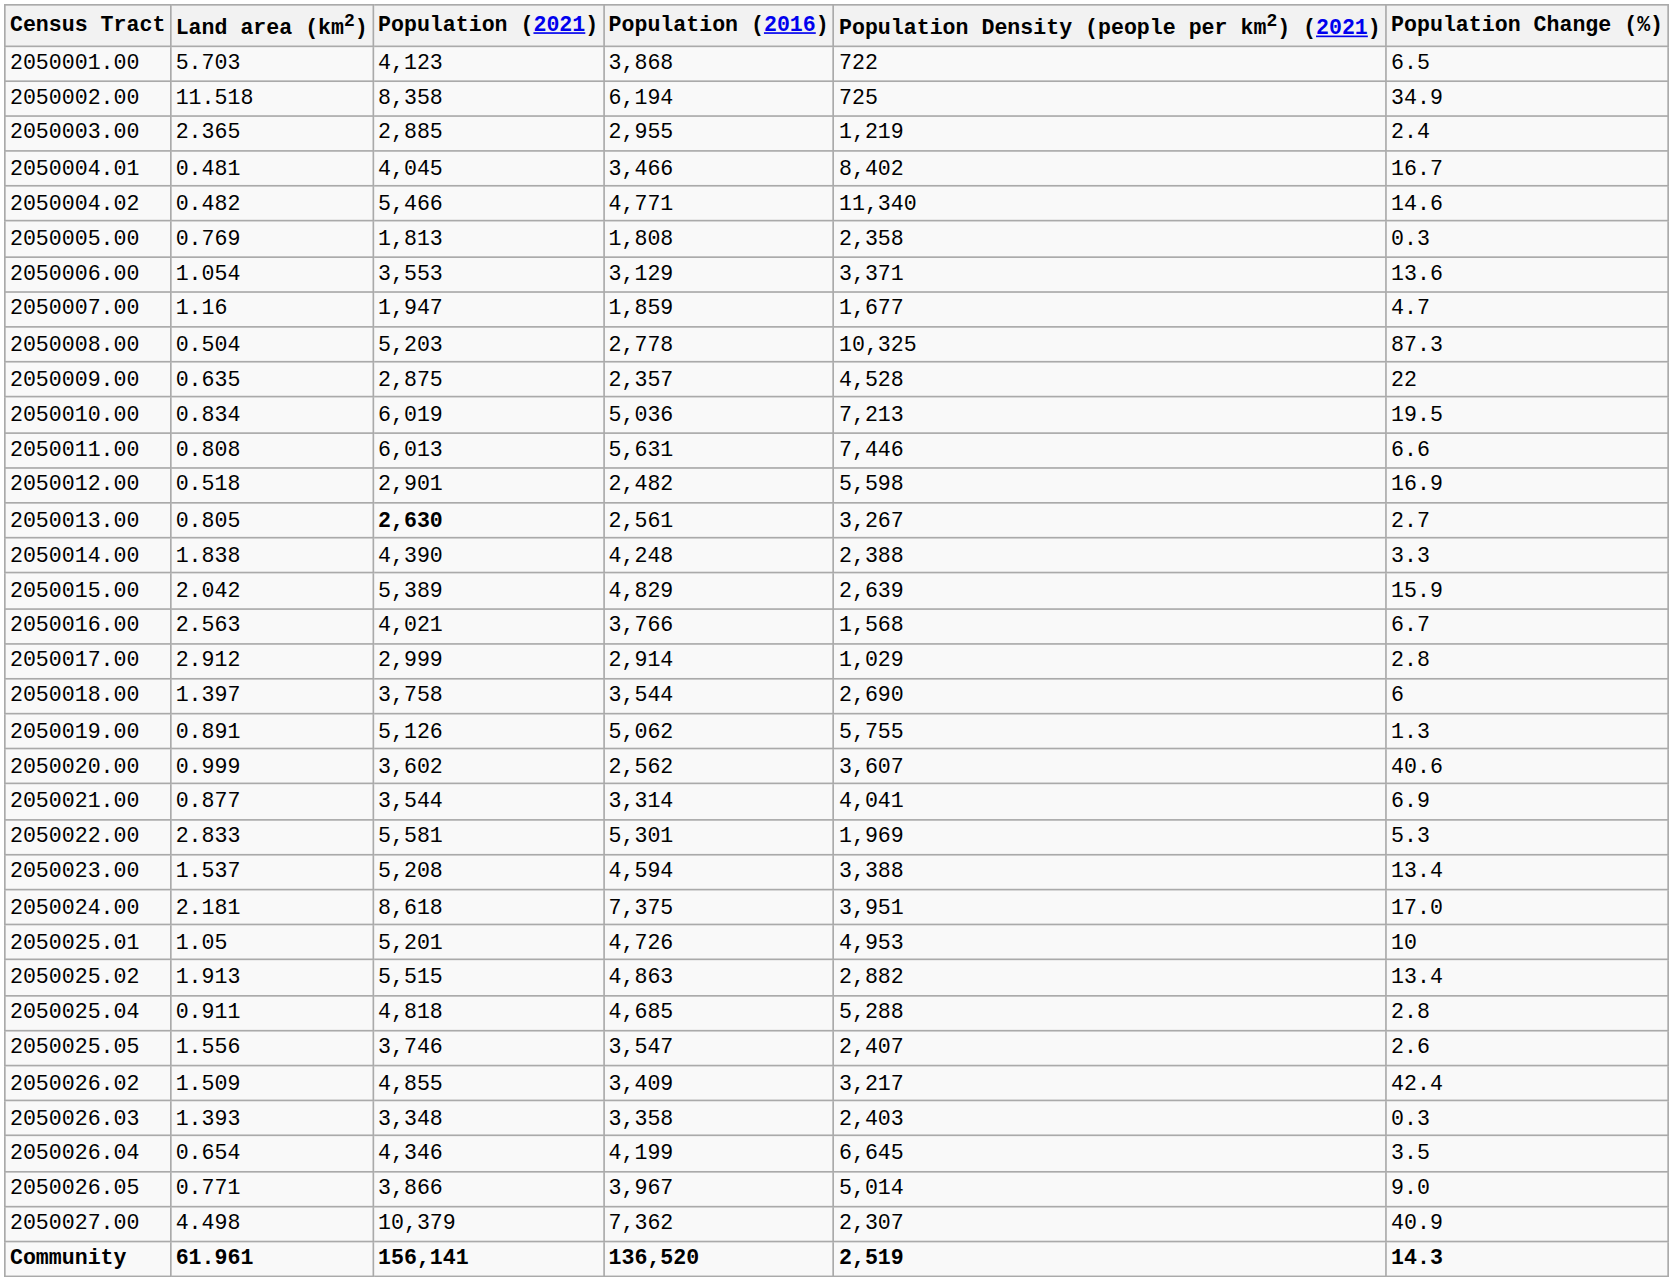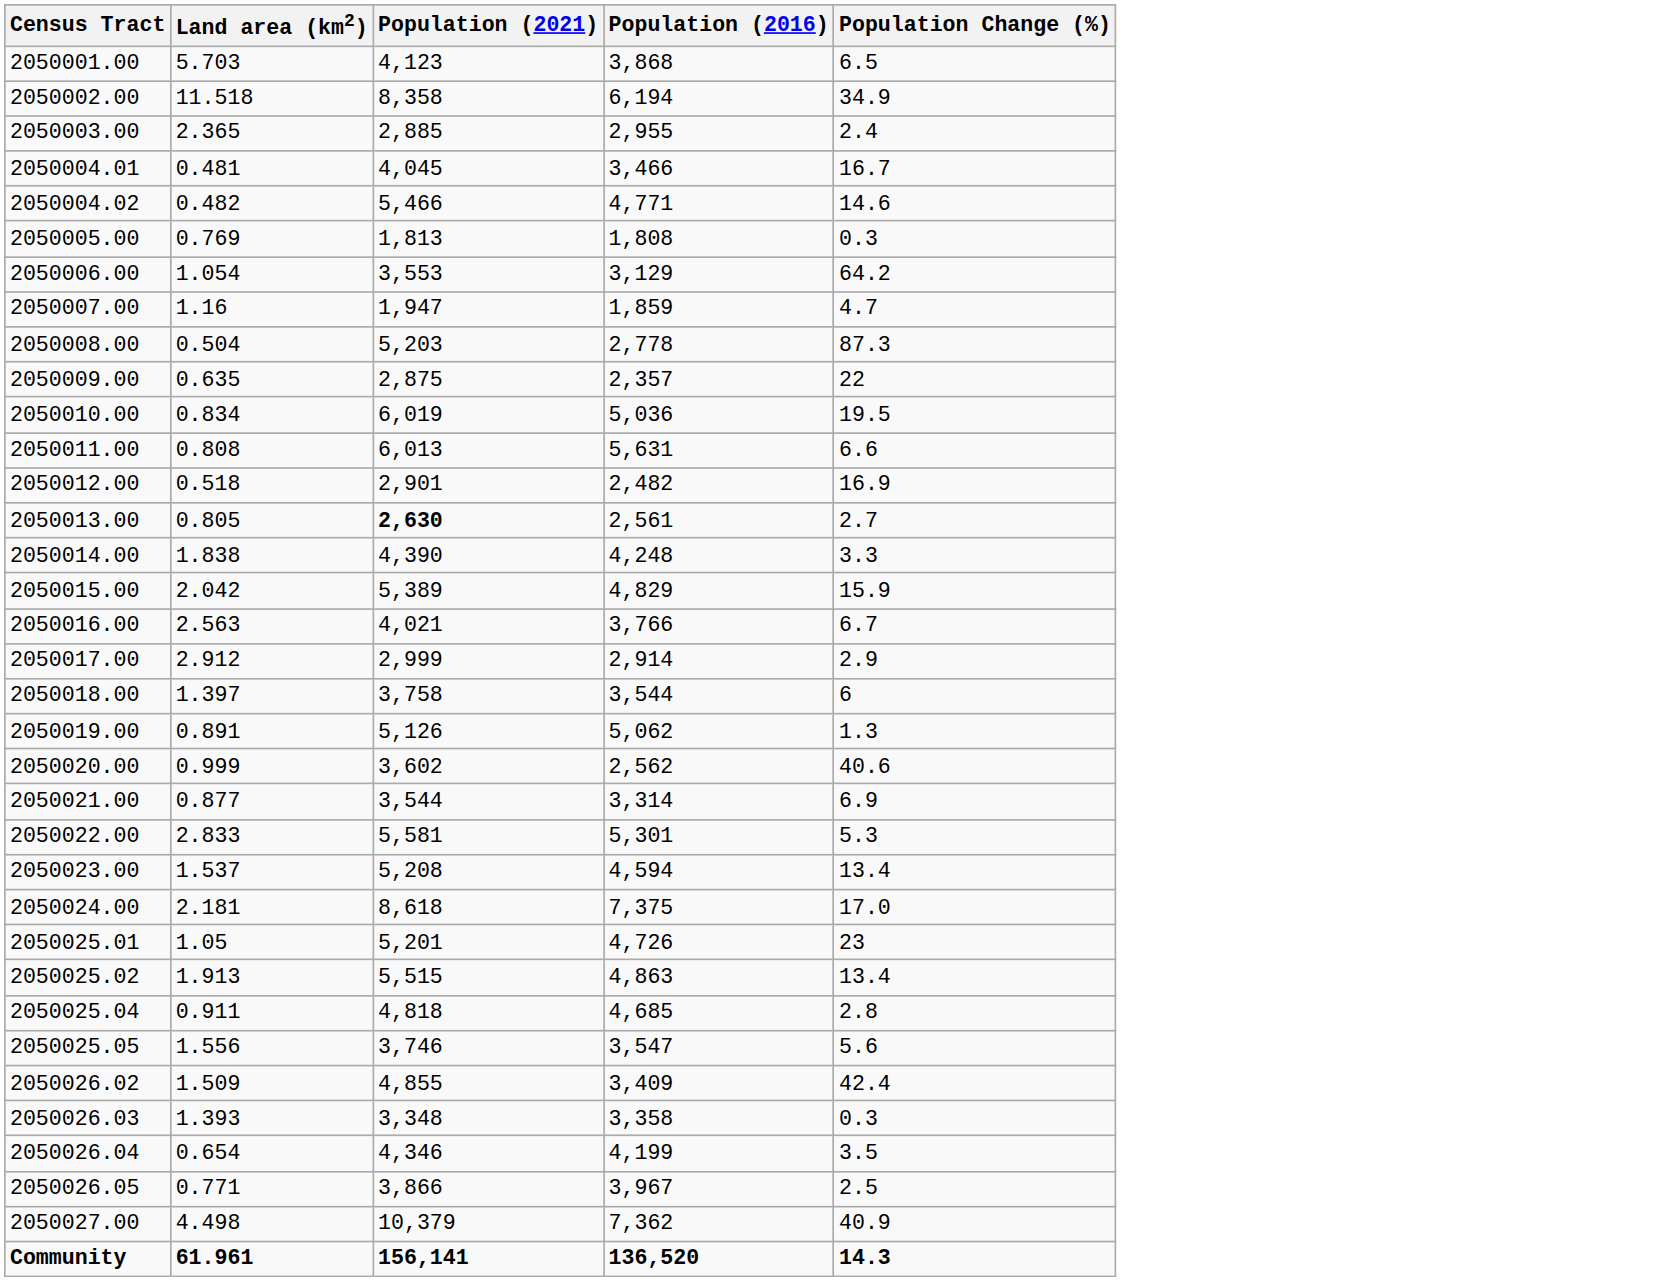- column: (1110, 25)
(1417, 274) 13.6 -> (865, 274) 64.2
(1411, 661) 2.8 -> (858, 661) 2.9
(1404, 942) 10 -> (852, 942) 23
(1411, 1048) 2.6 -> (858, 1048) 5.6
(1411, 1189) 9.0 -> (858, 1189) 2.5
